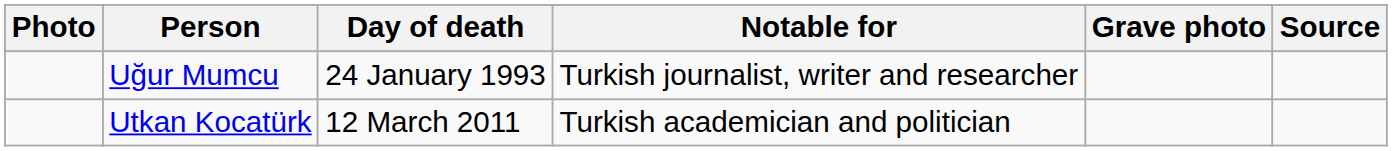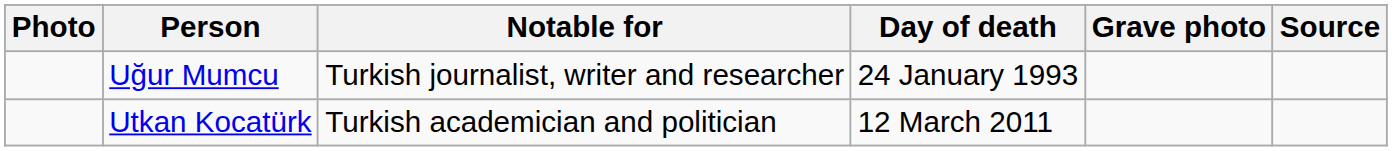columns swapped: (819, 27) <-> (436, 27)
